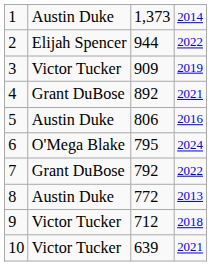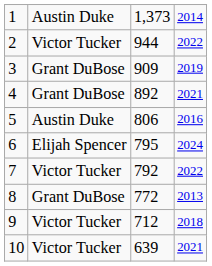(79, 42) Elijah Spencer -> (76, 42) Victor Tucker
(76, 68) Victor Tucker -> (78, 68) Grant DuBose
(78, 145) O'Mega Blake -> (79, 145) Elijah Spencer
(78, 171) Grant DuBose -> (76, 171) Victor Tucker
(73, 196) Austin Duke -> (78, 196) Grant DuBose
